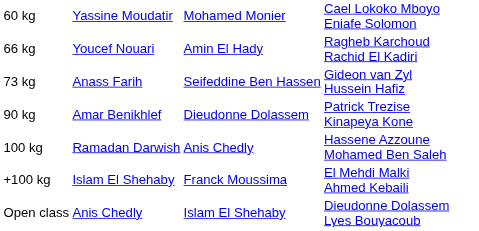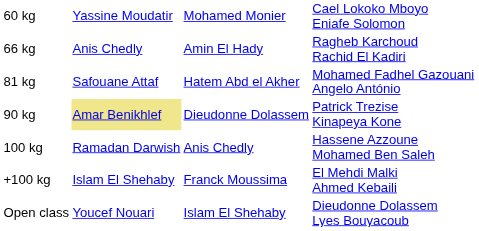(113, 49) Youcef Nouari -> (107, 49) Anis Chedly
- row: (20, 81)
+ row: (20, 81)
(117, 114) no background -> (117, 114) khaki background
(107, 213) Anis Chedly -> (113, 213) Youcef Nouari
